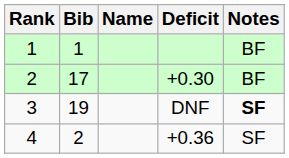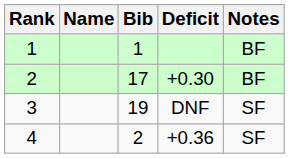columns swapped: (78, 19) <-> (128, 19)
(254, 108) bold -> (254, 108) normal
